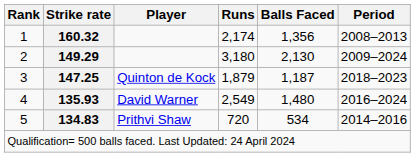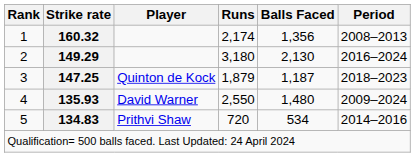(374, 57) 2009–2024 -> (374, 57) 2016–2024
(238, 99) 2,549 -> (238, 99) 2,550
(374, 99) 2016–2024 -> (374, 99) 2009–2024
